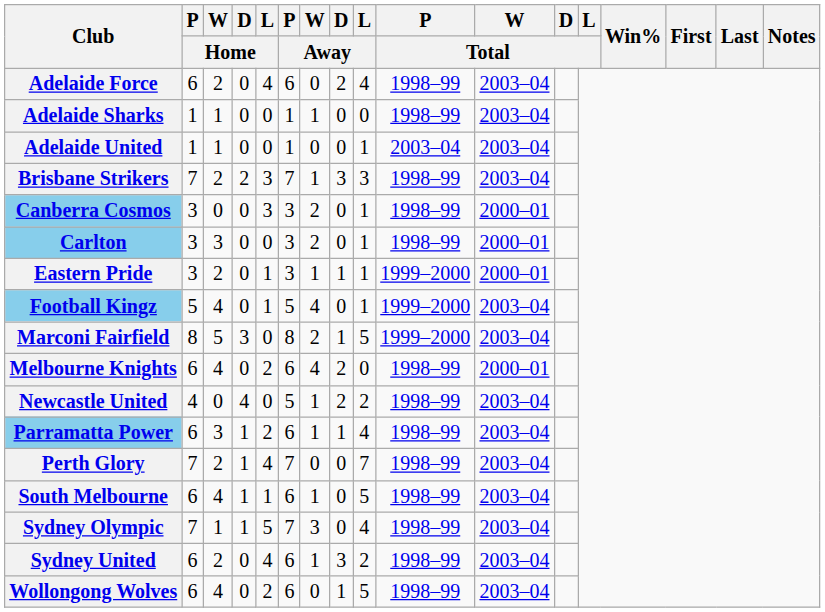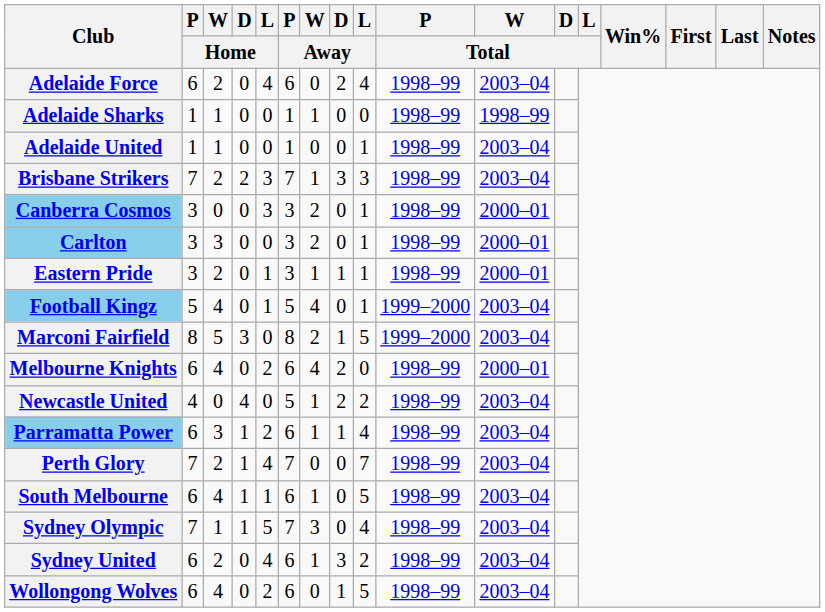(514, 115) 2003–04 -> (514, 115) 1998–99
(425, 147) 2003–04 -> (425, 147) 1998–99
(425, 274) 1999–2000 -> (425, 274) 1998–99
